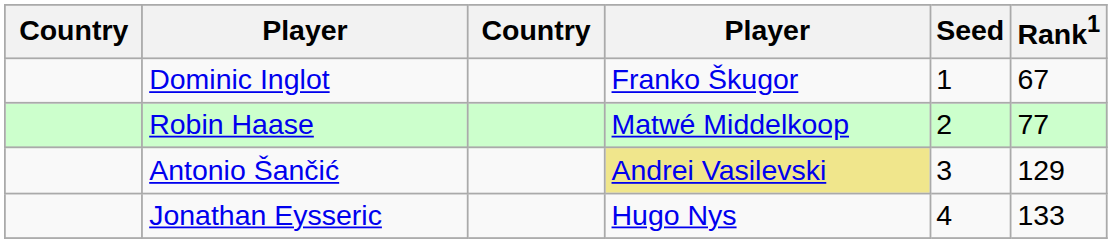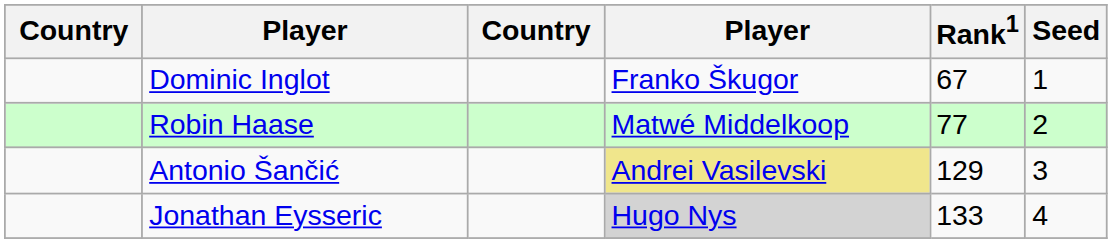columns swapped: (1059, 30) <-> (970, 30)
(674, 215) no background -> (674, 215) lightgrey background
